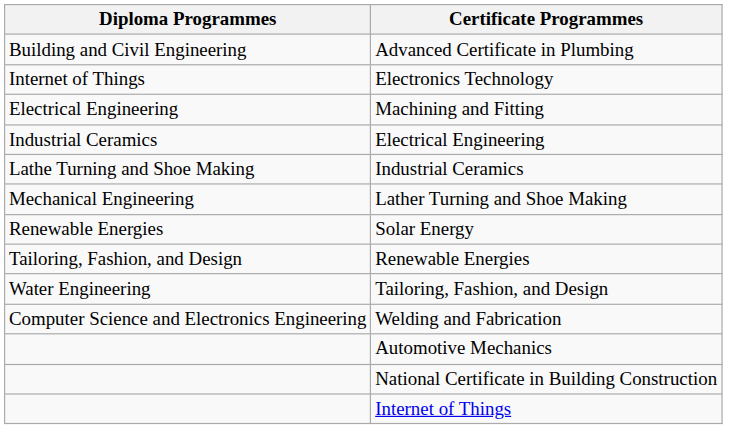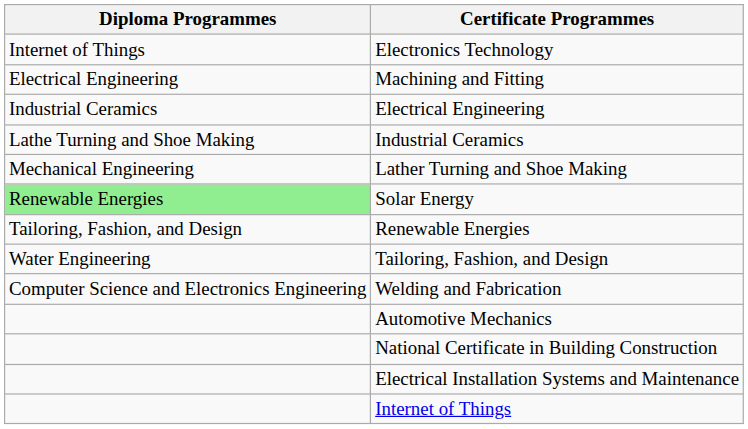- row: (504, 49)
(86, 229) no background -> (86, 199) lightgreen background
+ row: (557, 378)
